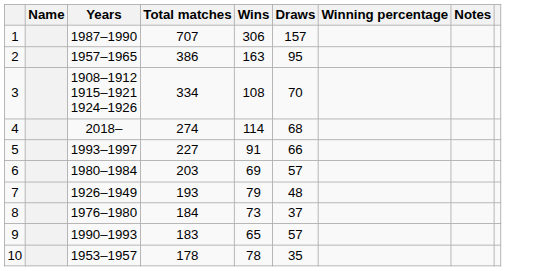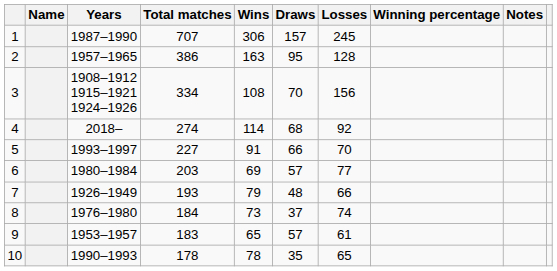+ column: (344, 15)
(104, 234) 1990–1993 -> (104, 234) 1953–1957
(104, 255) 1953–1957 -> (104, 255) 1990–1993
